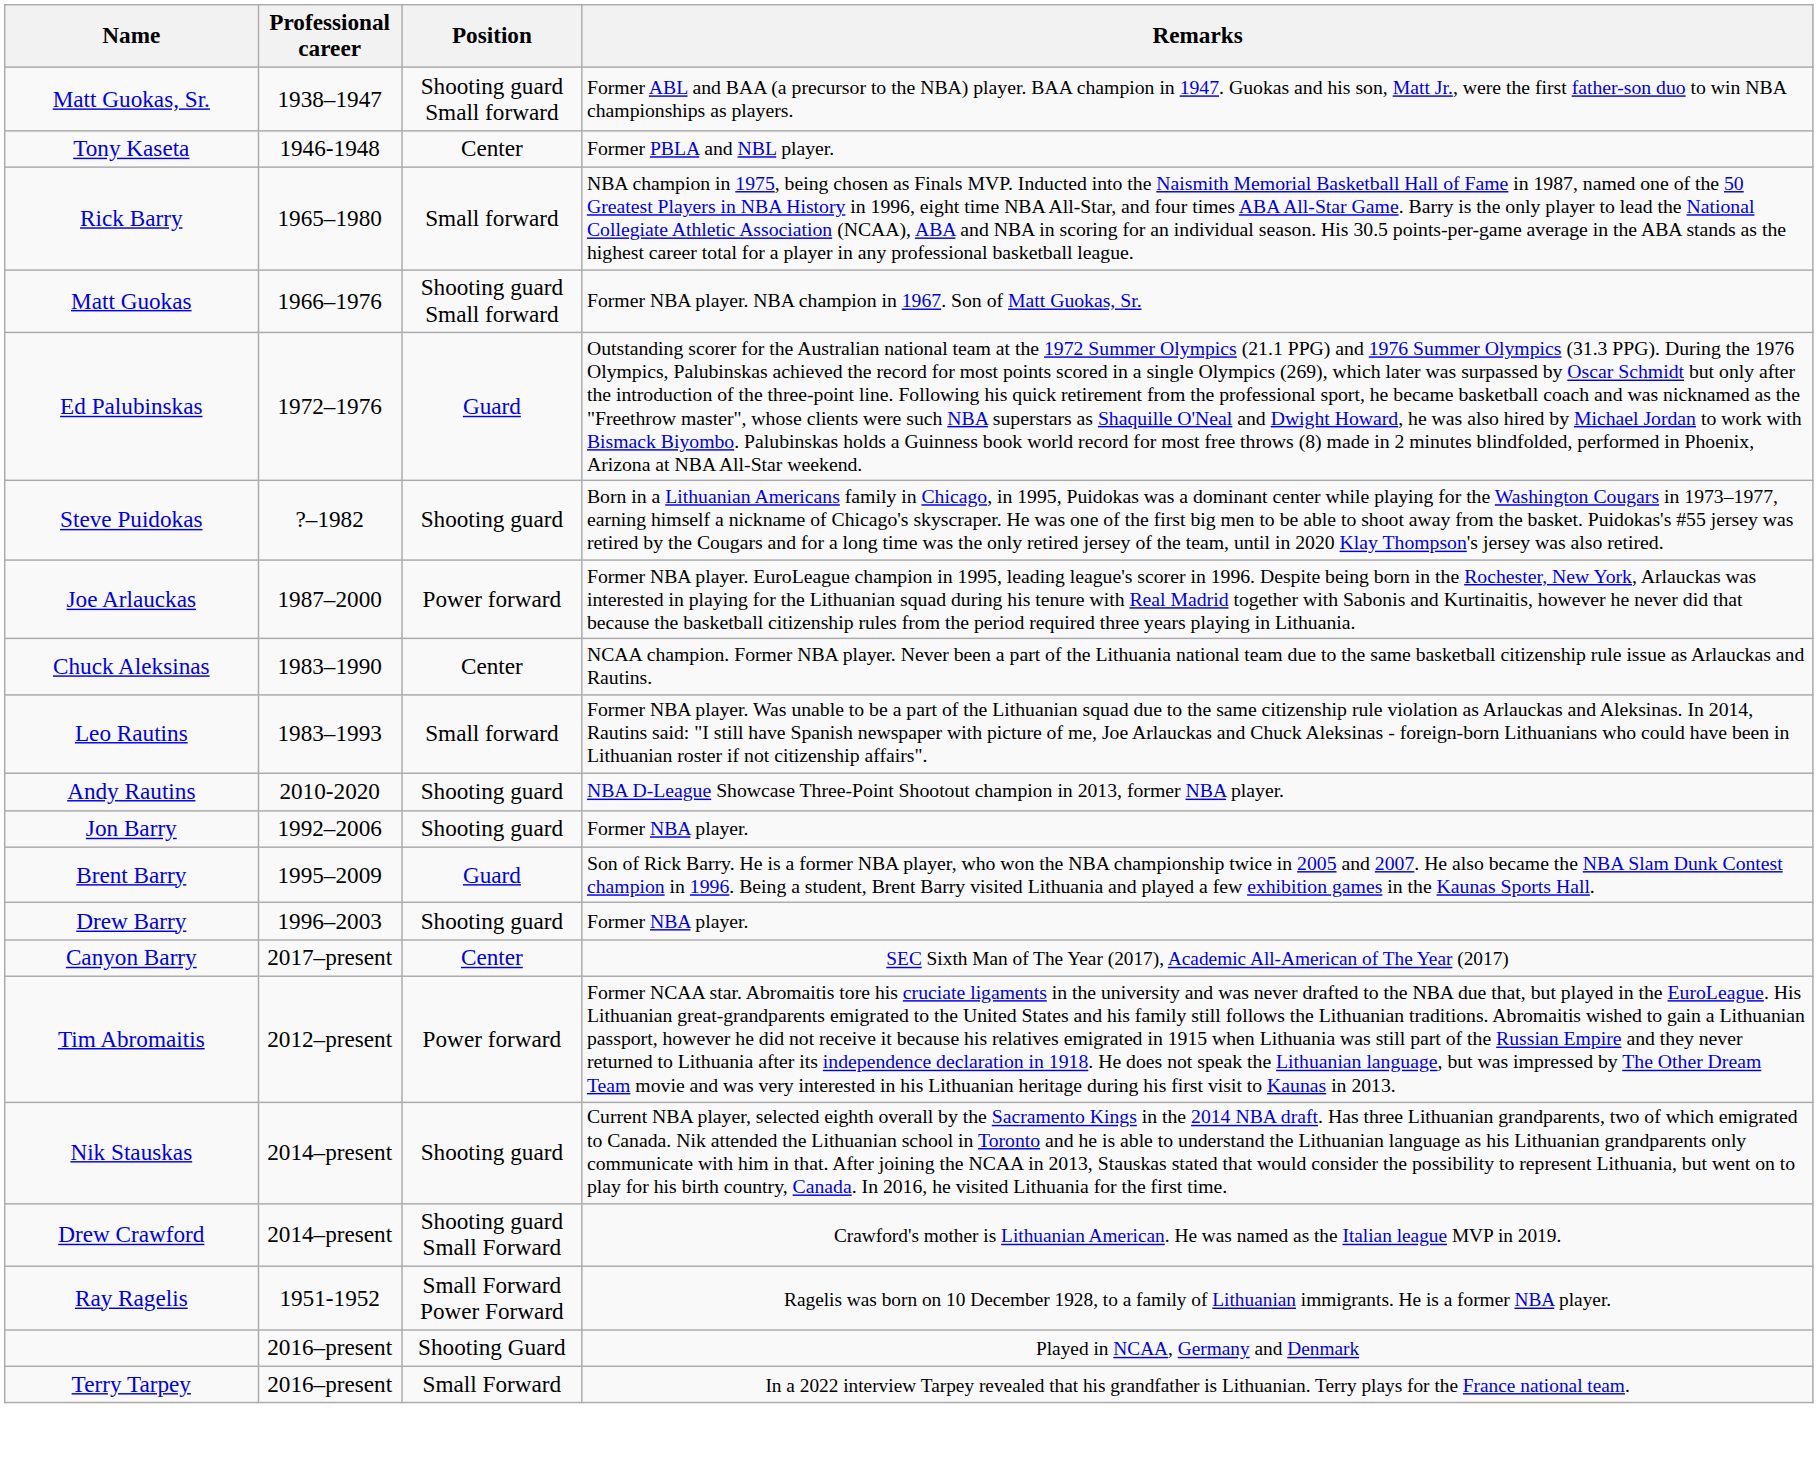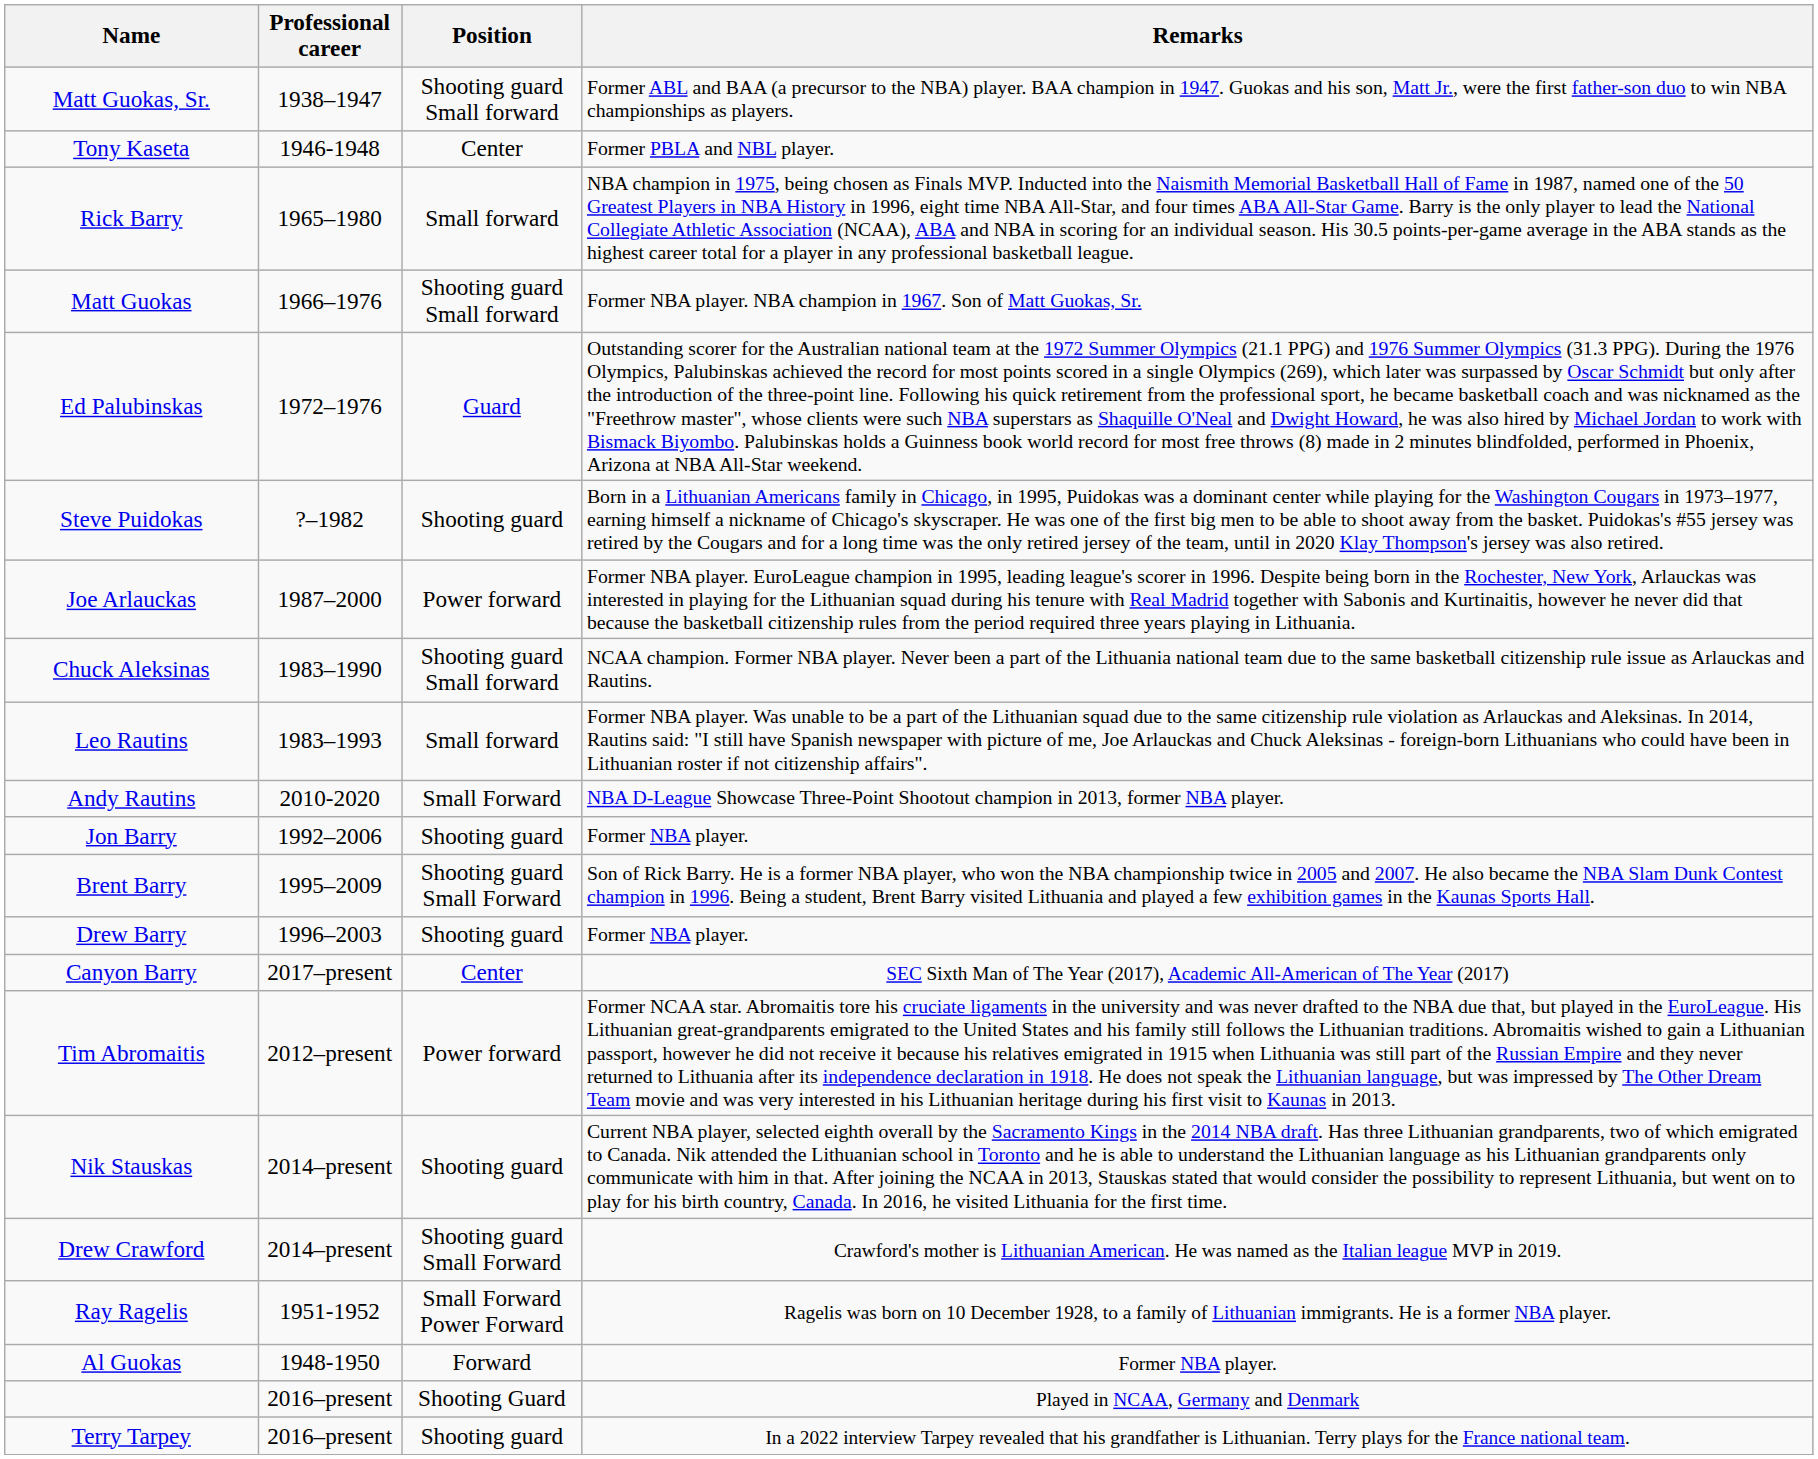(492, 666) Center -> (492, 669) Shooting guard Small forward
(492, 791) Shooting guard -> (492, 798) Small Forward
(492, 874) Guard -> (492, 885) Shooting guard Small Forward
+ row: (131, 1362)
(492, 1384) Small Forward -> (492, 1435) Shooting guard
